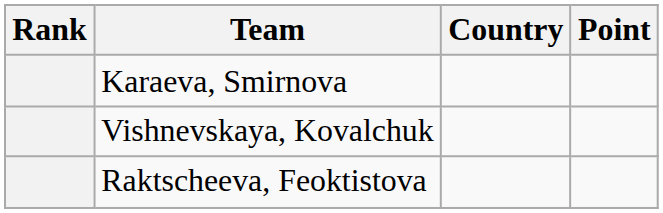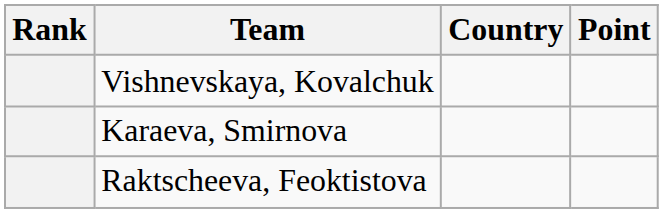rows swapped: (224, 80) <-> (268, 130)
